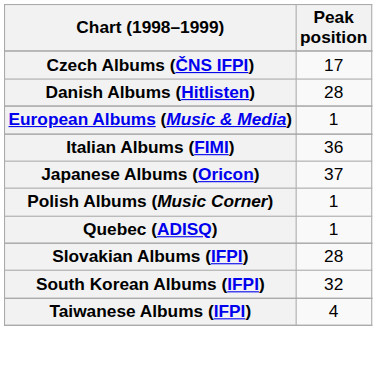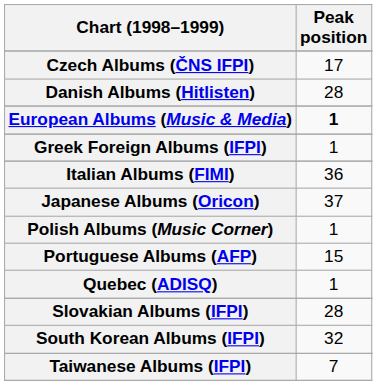(334, 119) normal -> (334, 119) bold
+ row: (150, 147)
+ row: (150, 256)
(334, 311) 4 -> (334, 366) 7
